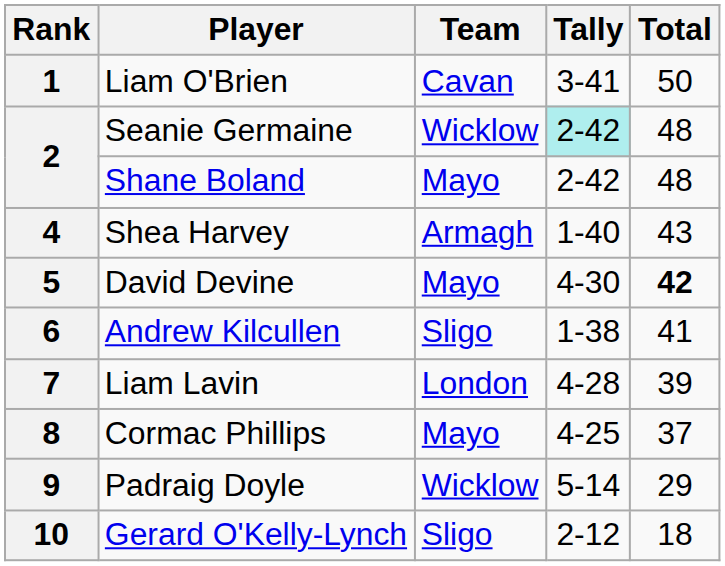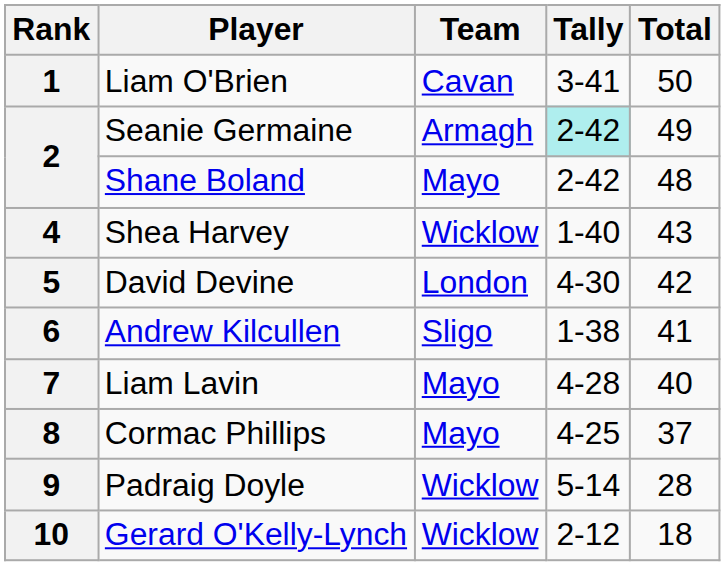(480, 130) Wicklow -> (477, 130) Armagh
(675, 130) 48 -> (675, 130) 49
(477, 231) Armagh -> (480, 231) Wicklow
(461, 282) Mayo -> (475, 282) London
(675, 282) bold -> (675, 282) normal
(475, 383) London -> (461, 383) Mayo
(675, 383) 39 -> (675, 383) 40
(675, 484) 29 -> (675, 484) 28
(457, 534) Sligo -> (480, 534) Wicklow
